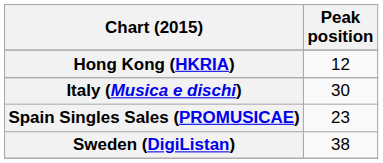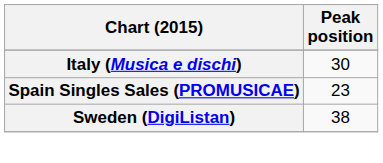- row: (154, 63)
